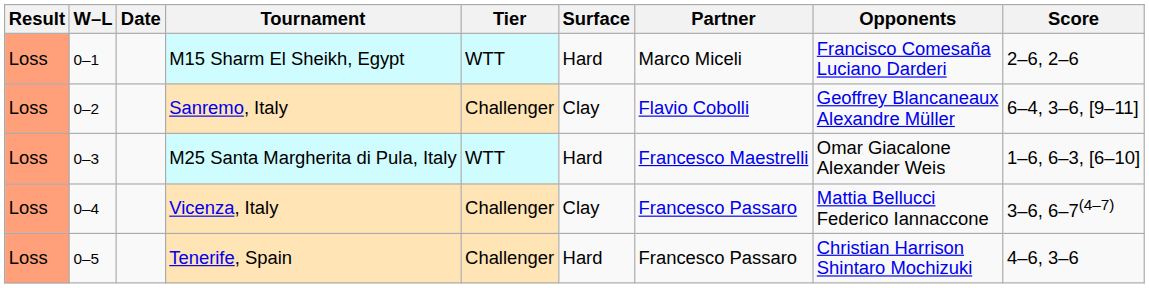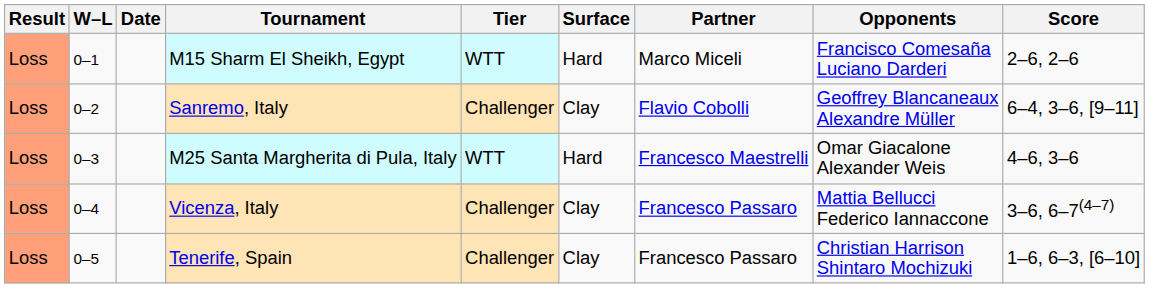(1074, 158) 1–6, 6–3, [6–10] -> (1043, 158) 4–6, 3–6
(583, 258) Hard -> (581, 258) Clay
(1043, 258) 4–6, 3–6 -> (1074, 258) 1–6, 6–3, [6–10]
